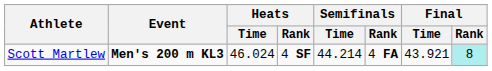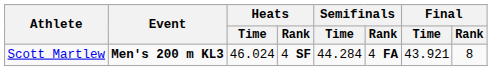(340, 54) 44.214 -> (340, 54) 44.284
(469, 54) paleturquoise background -> (469, 54) no background
